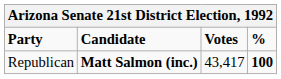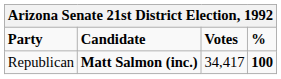(224, 62) 43,417 -> (224, 62) 34,417
